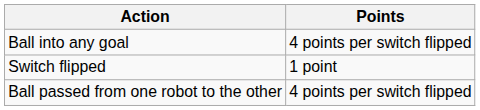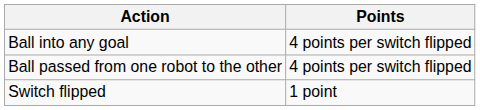rows swapped: (57, 67) <-> (145, 92)
